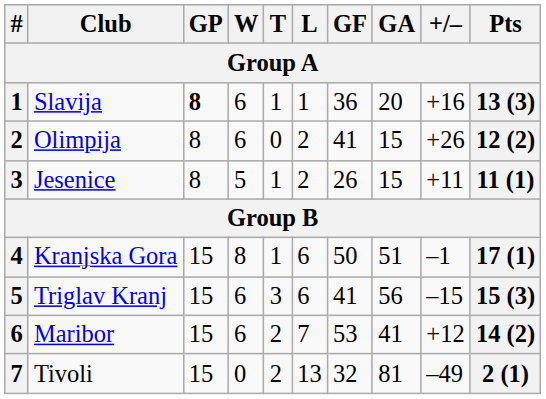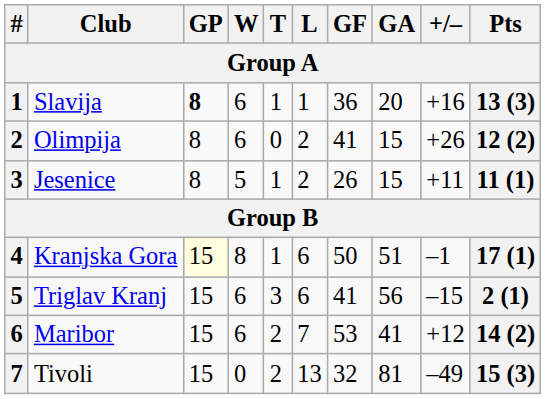(201, 256) no background -> (201, 256) lightyellow background
(506, 295) 15 (3) -> (506, 295) 2 (1)
(506, 373) 2 (1) -> (506, 373) 15 (3)
